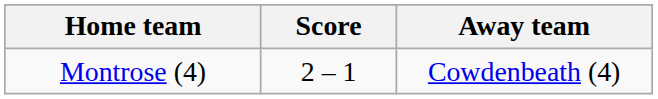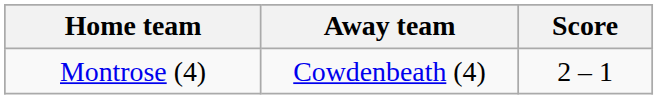columns swapped: (329, 26) <-> (524, 26)
